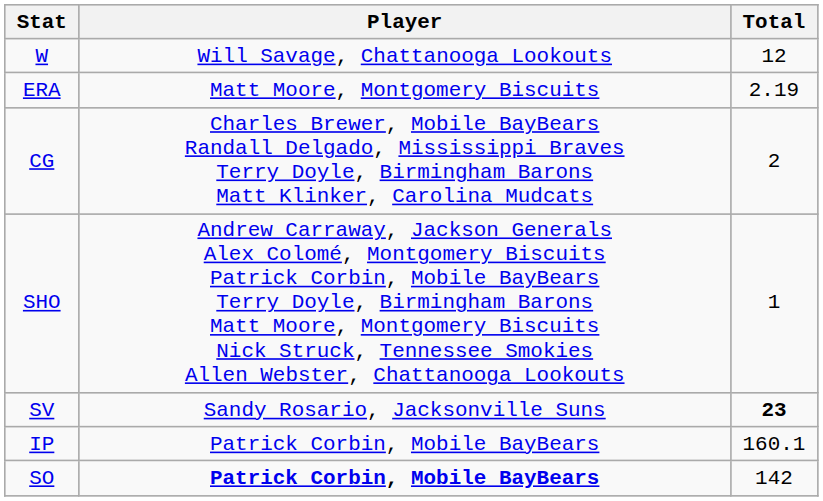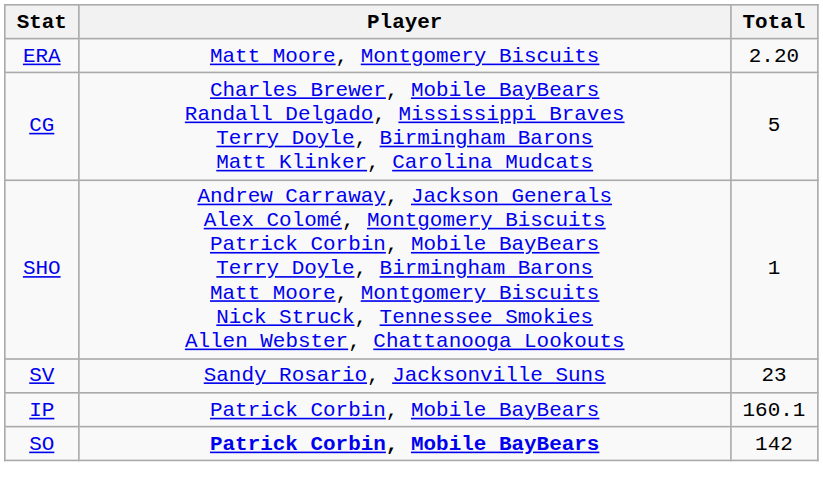- row: (42, 56)
(774, 90) 2.19 -> (774, 56) 2.20
(774, 160) 2 -> (774, 126) 5
(774, 410) bold -> (774, 376) normal
